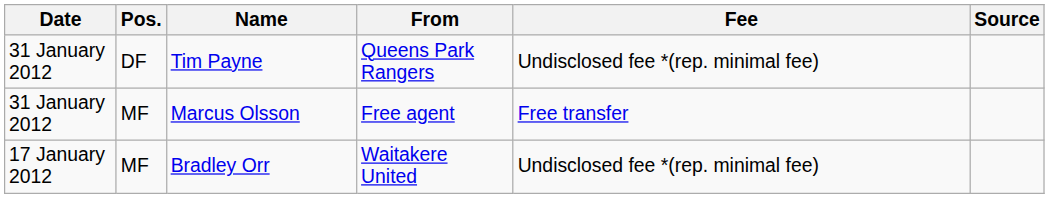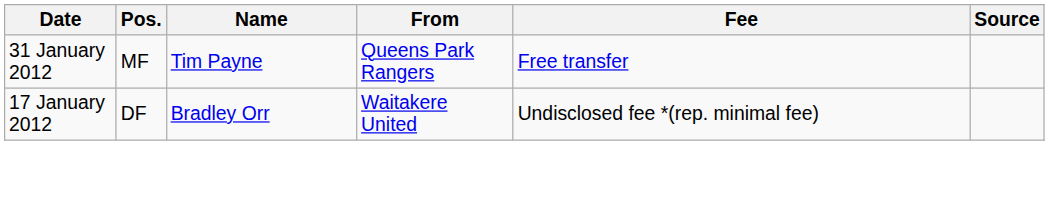(134, 61) DF -> (135, 61) MF
(668, 61) Undisclosed fee *(rep. minimal fee) -> (573, 61) Free transfer
- row: (235, 113)
(135, 166) MF -> (134, 113) DF
